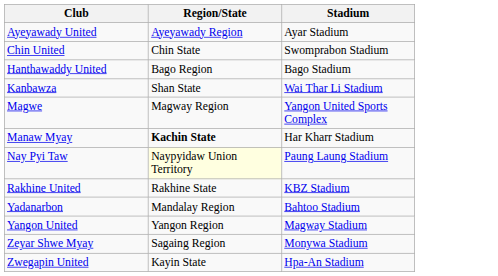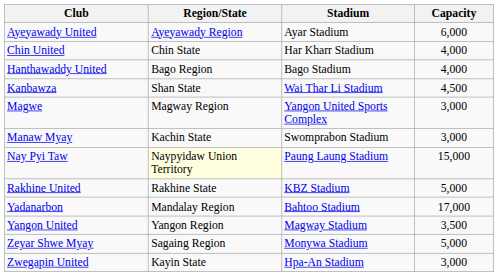+ column: (454, 13)
(336, 50) Swomprabon Stadium -> (329, 50) Har Kharr Stadium
(183, 138) bold -> (181, 138) normal
(329, 138) Har Kharr Stadium -> (336, 138) Swomprabon Stadium
